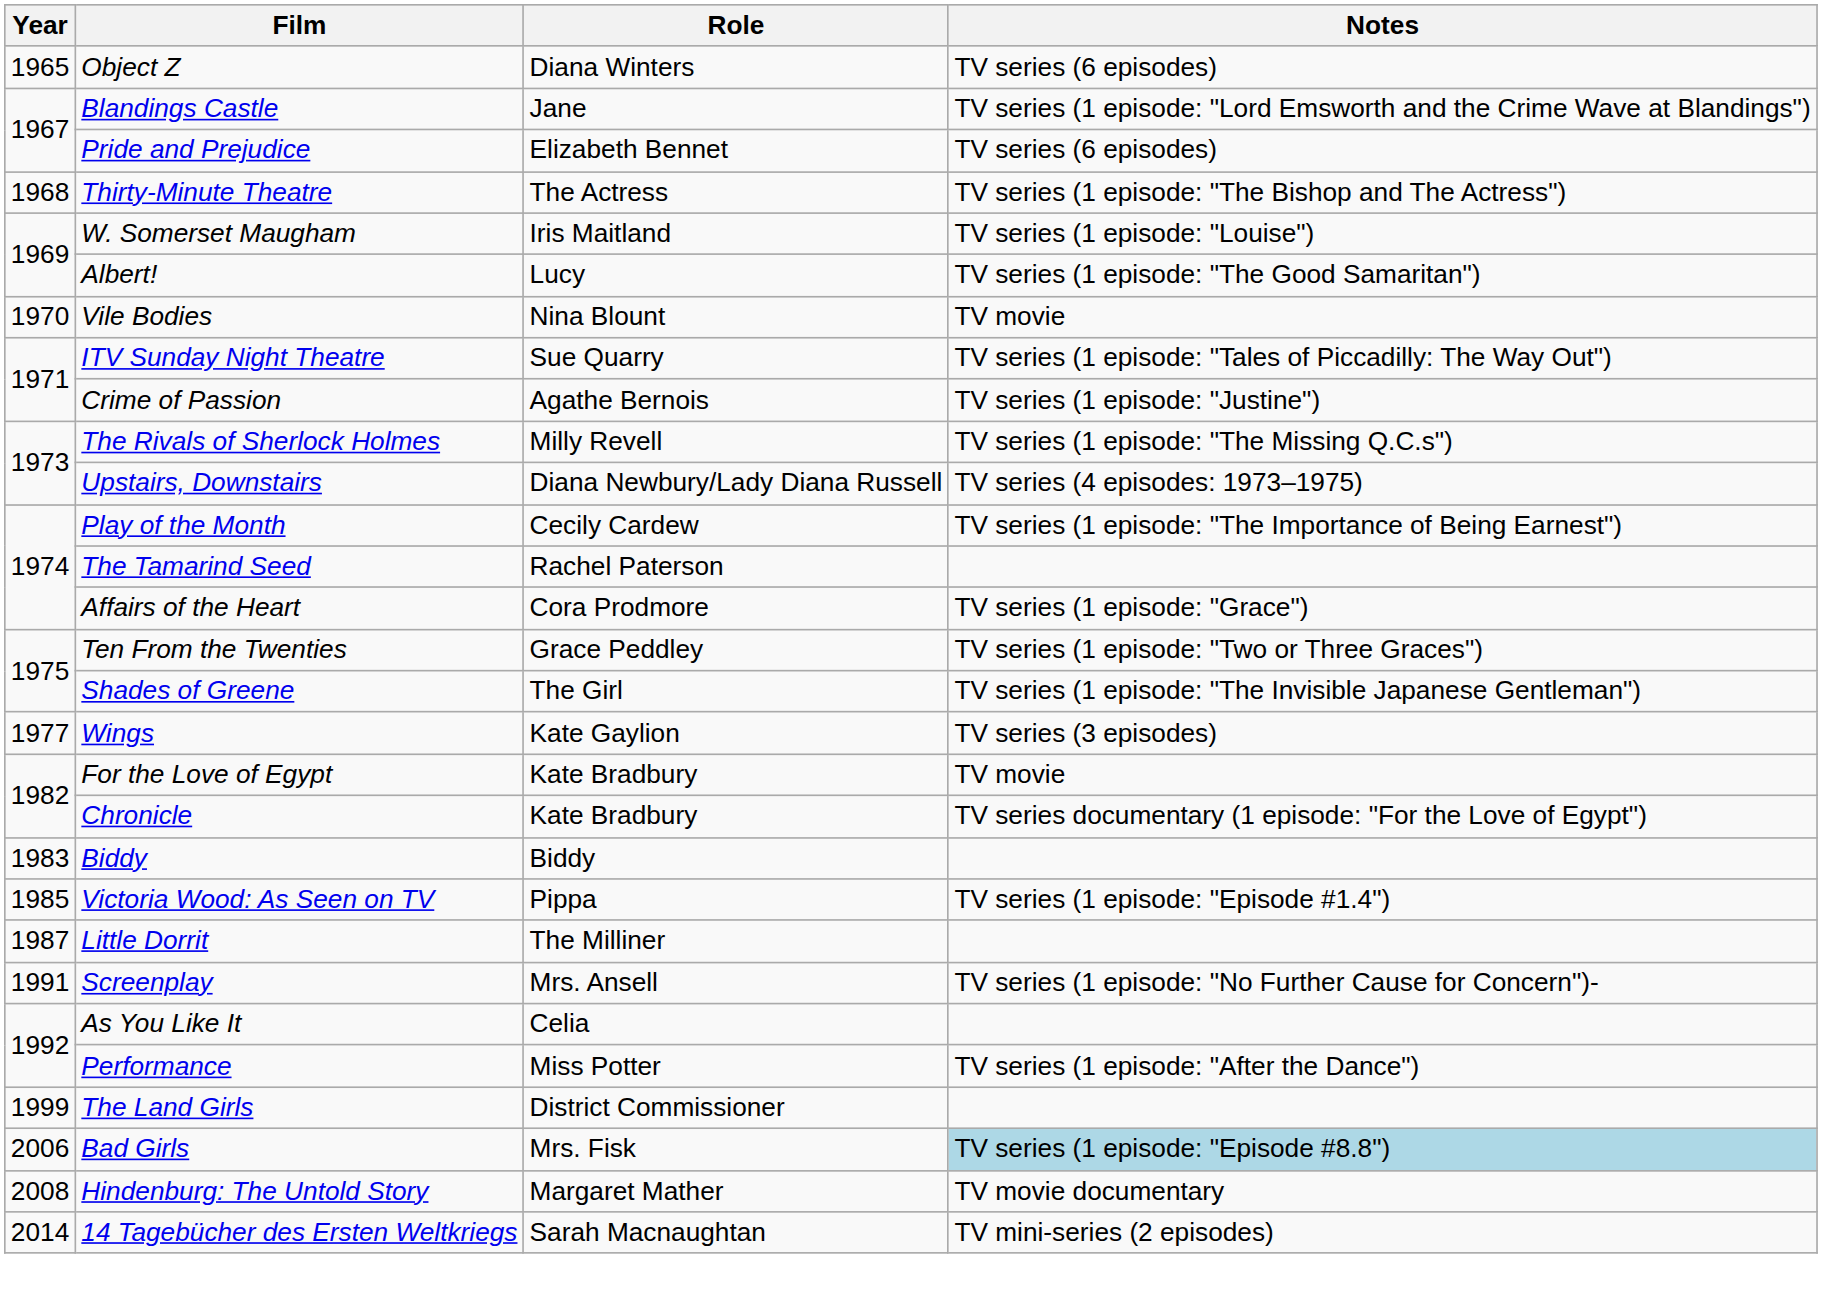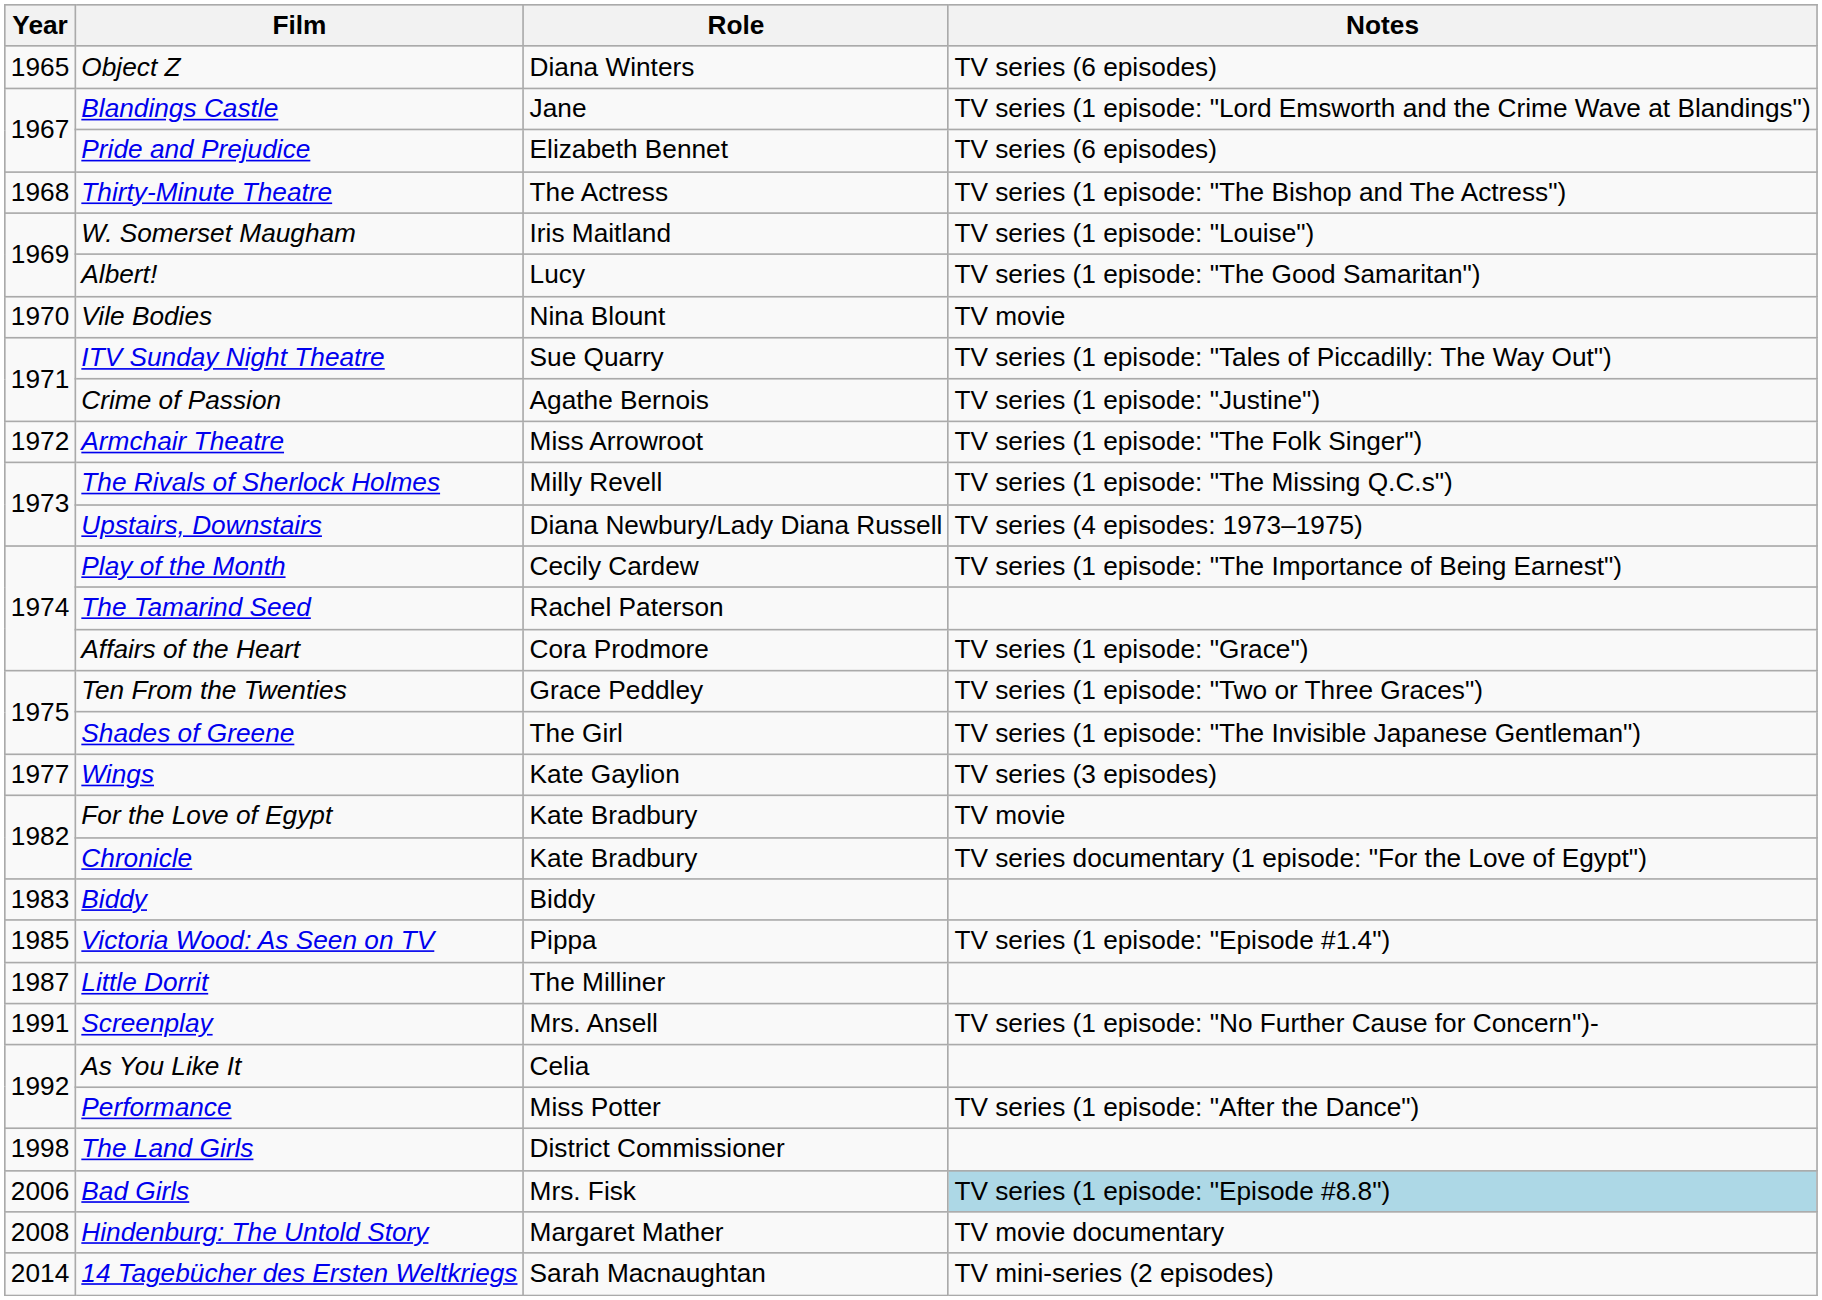+ row: (183, 441)
(40, 1107) 1999 -> (40, 1148) 1998
